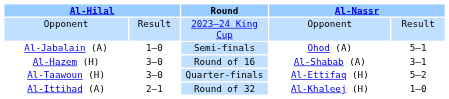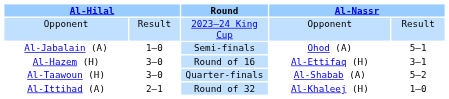(330, 62) Al-Shabab (A) -> (330, 62) Al-Ettifaq (H)
(330, 75) Al-Ettifaq (H) -> (330, 75) Al-Shabab (A)
